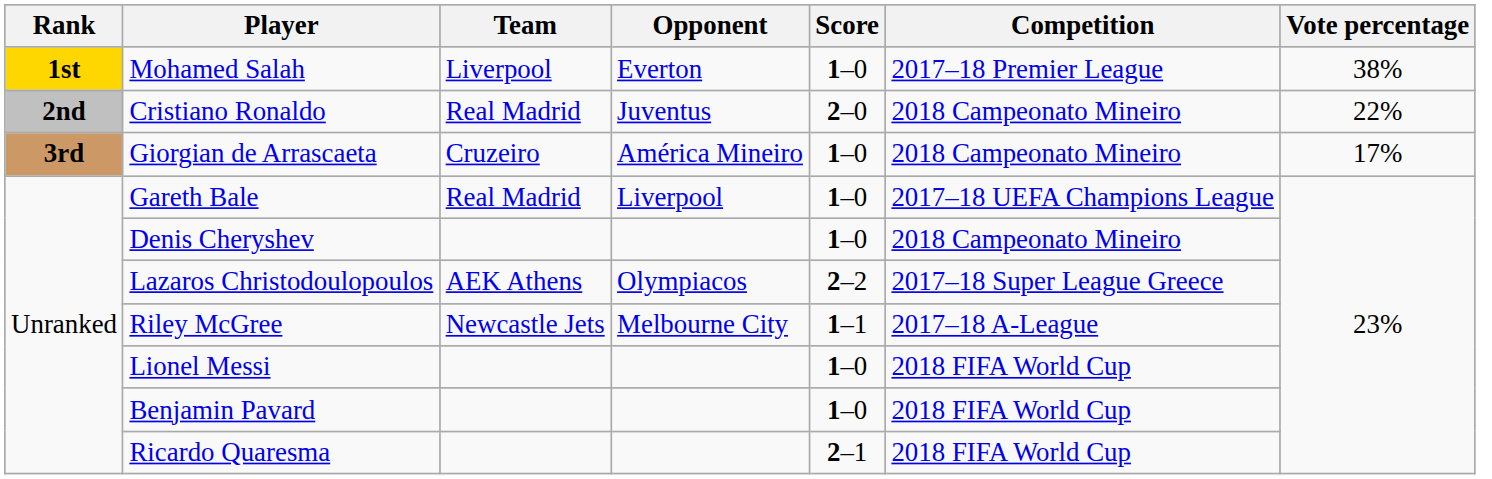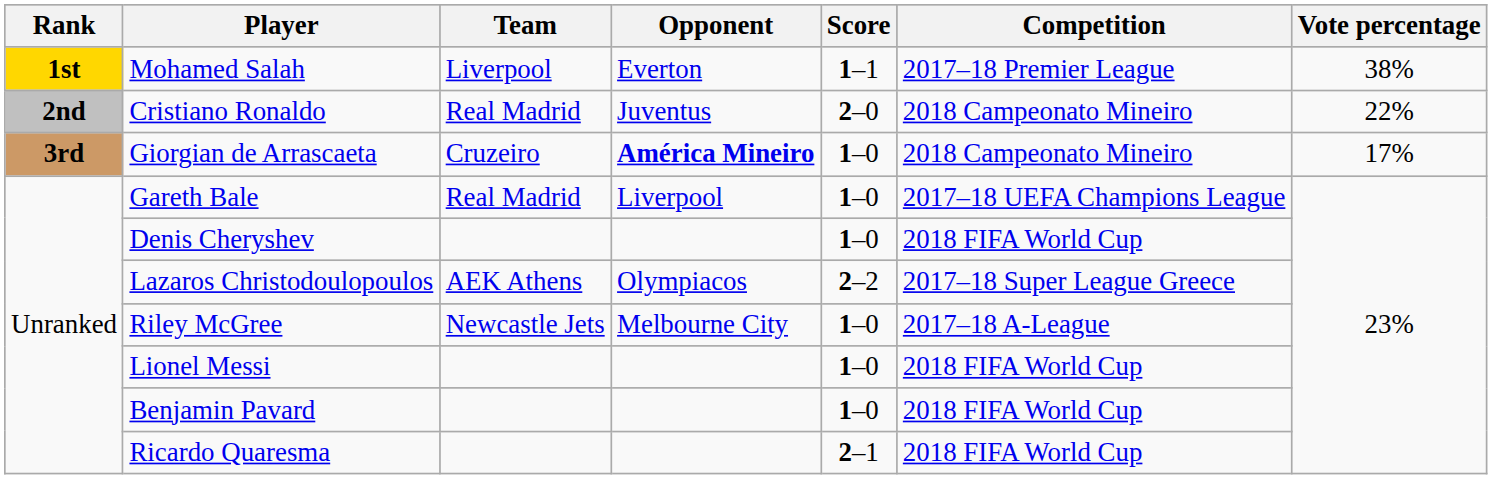(847, 68) 1–0 -> (859, 68) 1–1
(710, 153) normal -> (716, 153) bold
(1036, 238) 2018 Campeonato Mineiro -> (1023, 238) 2018 FIFA World Cup
(847, 324) 1–1 -> (859, 324) 1–0
